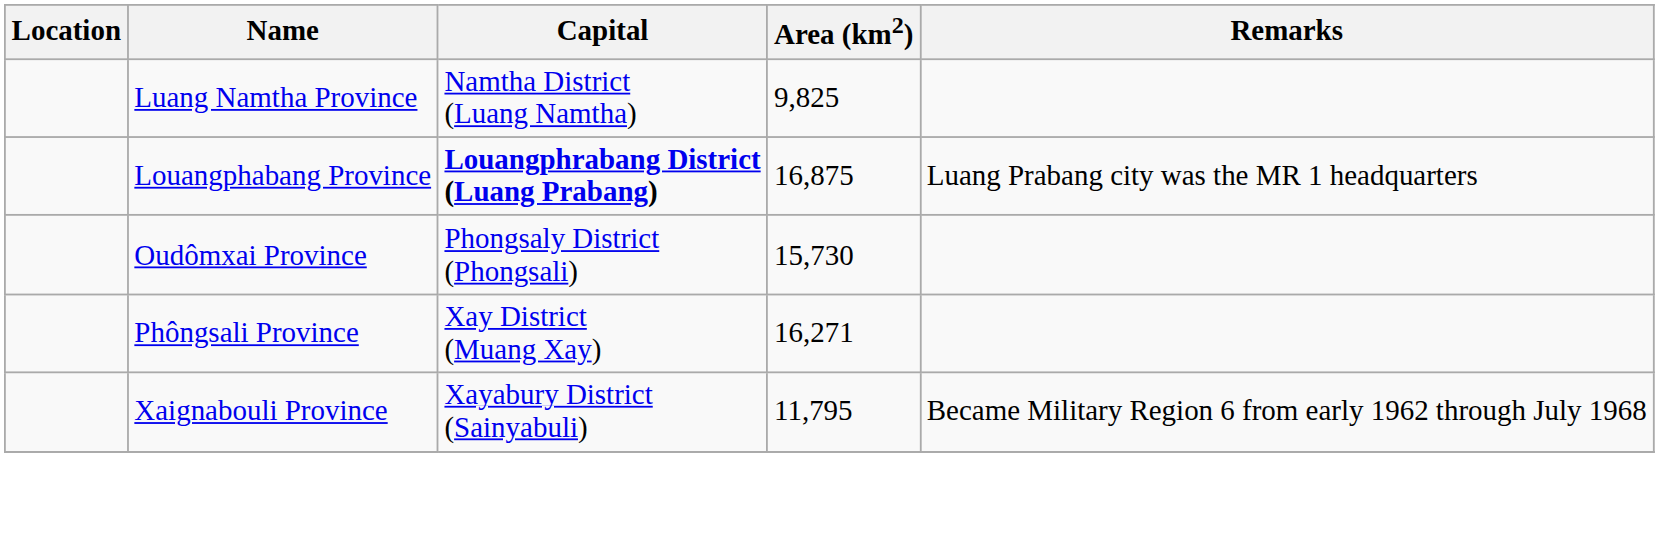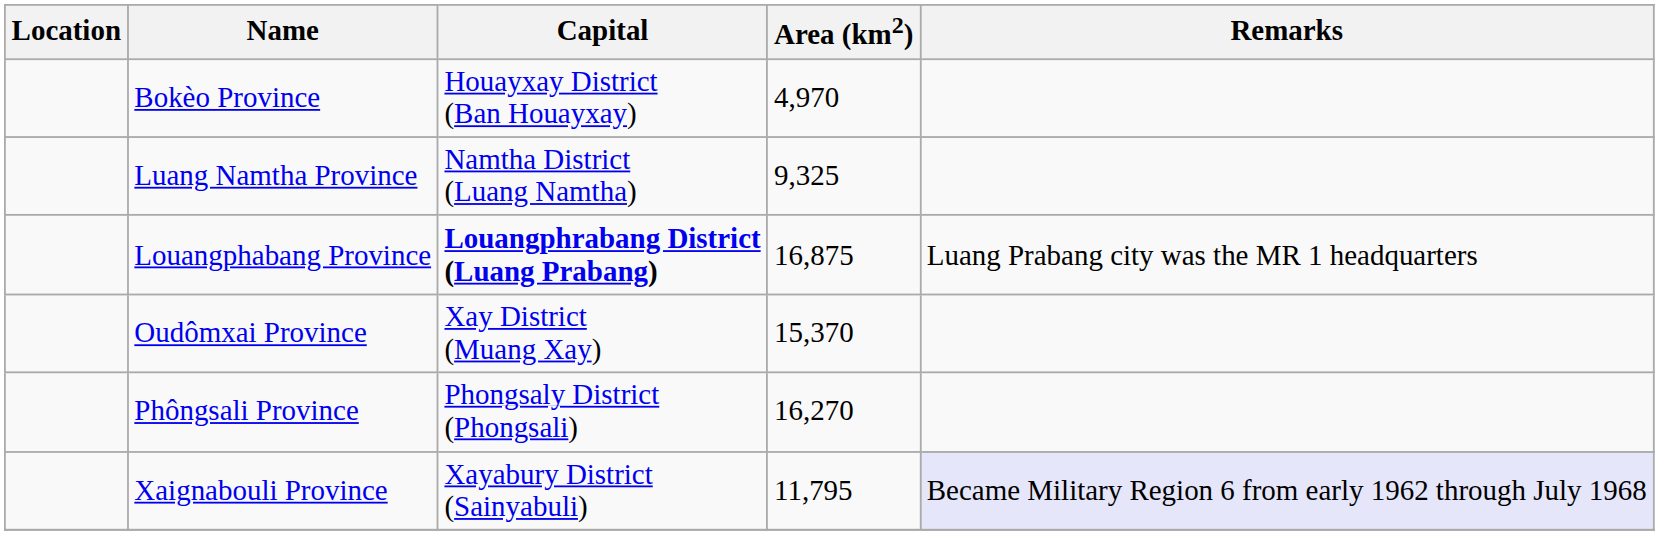+ row: (227, 97)
(807, 97) 9,825 -> (807, 176) 9,325
(552, 254) Phongsaly District (Phongsali) -> (523, 333) Xay District (Muang Xay)
(814, 254) 15,730 -> (814, 333) 15,370
(523, 333) Xay District (Muang Xay) -> (552, 411) Phongsaly District (Phongsali)
(814, 333) 16,271 -> (814, 411) 16,270
(1287, 411) no background -> (1287, 490) lavender background
